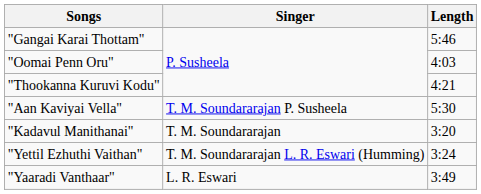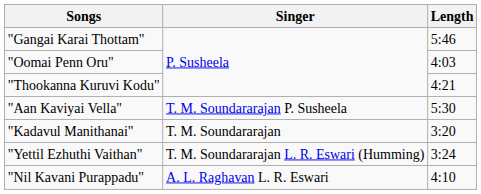- row: (61, 177)
+ row: (76, 177)
